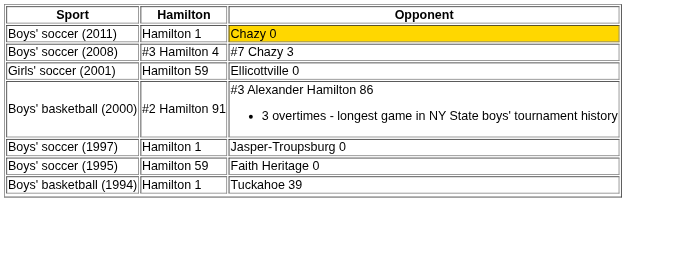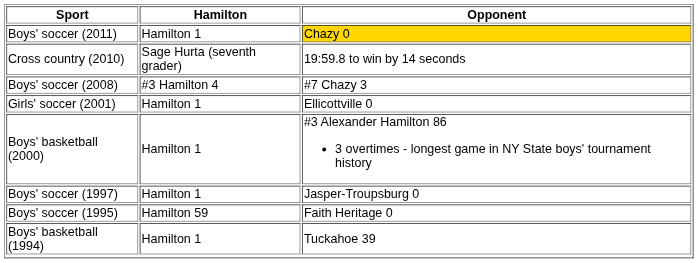+ row: (66, 59)
(175, 71) Hamilton 59 -> (171, 103) Hamilton 1
(184, 109) #2 Hamilton 91 -> (171, 149) Hamilton 1
